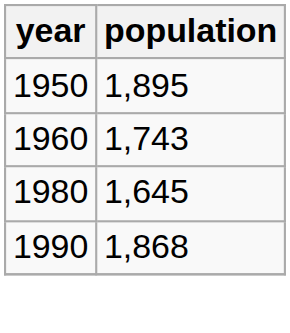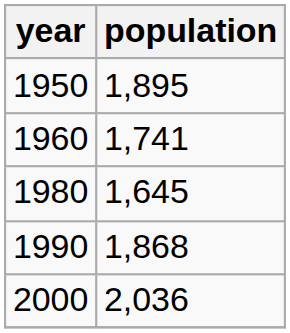(146, 138) 1,743 -> (146, 138) 1,741
+ row: (51, 300)
